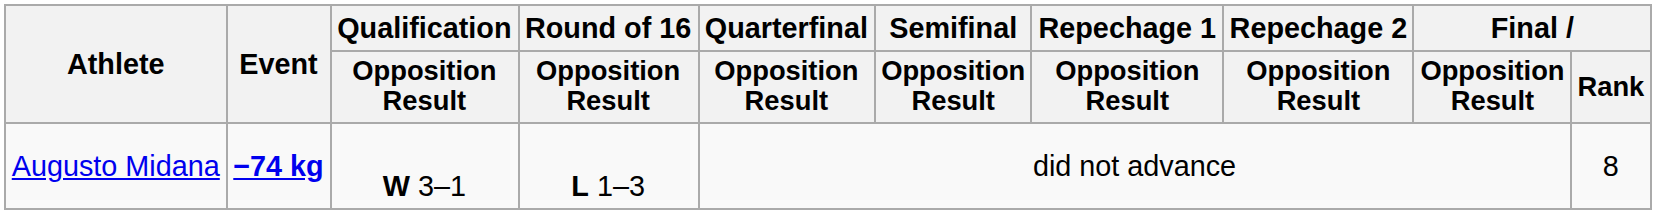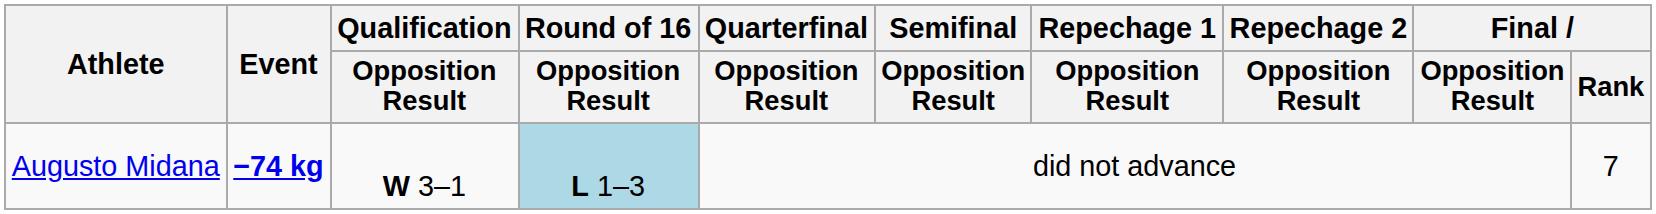(608, 186) no background -> (608, 186) lightblue background
(1611, 166) 8 -> (1611, 166) 7
